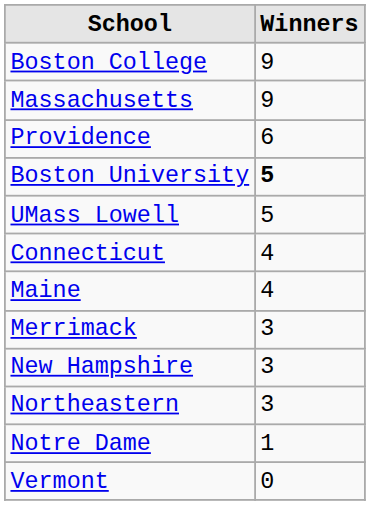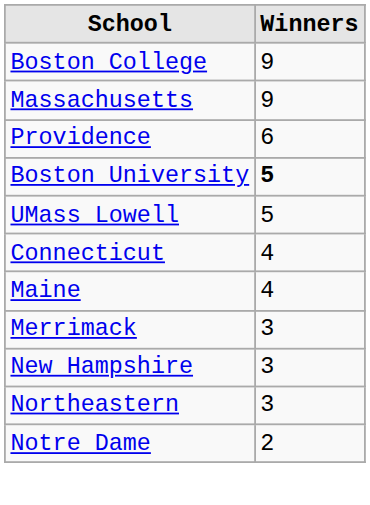(267, 443) 1 -> (267, 443) 2
- row: (60, 482)
